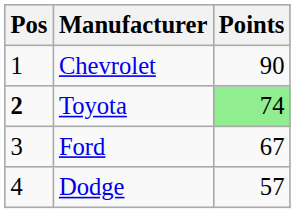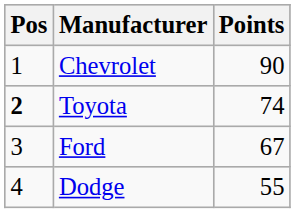(272, 106) lightgreen background -> (272, 106) no background
(272, 187) 57 -> (272, 187) 55
